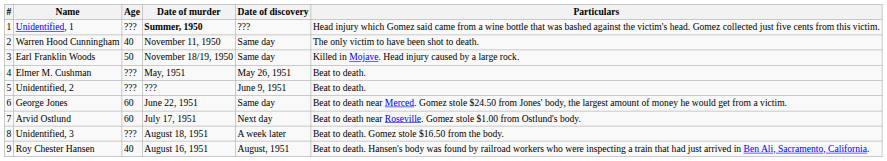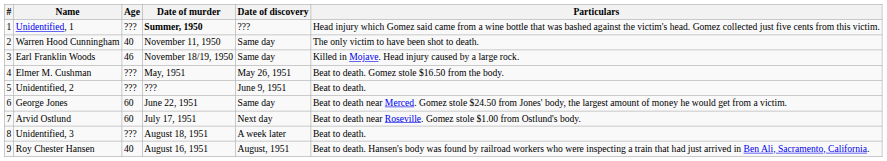(129, 57) 50 -> (129, 57) 46
(339, 73) Beat to death. -> (408, 73) Beat to death. Gomez stole $16.50 from the body.
(408, 133) Beat to death. Gomez stole $16.50 from the body. -> (339, 133) Beat to death.
